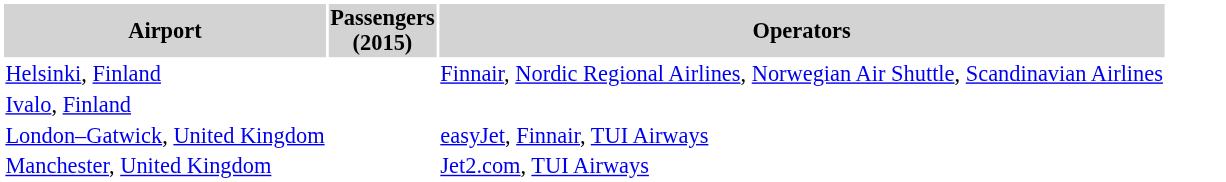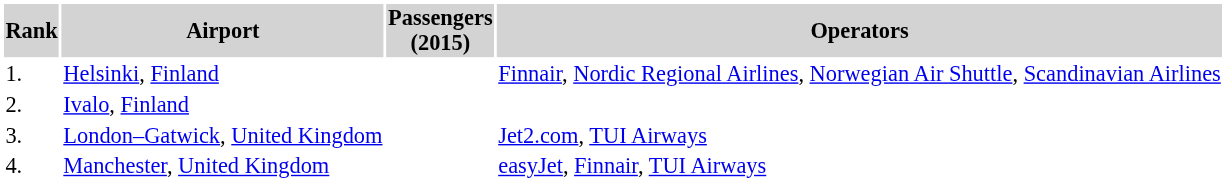+ column: (32, 30)
(574, 135) easyJet, Finnair, TUI Airways -> (603, 135) Jet2.com, TUI Airways
(545, 166) Jet2.com, TUI Airways -> (632, 166) easyJet, Finnair, TUI Airways
